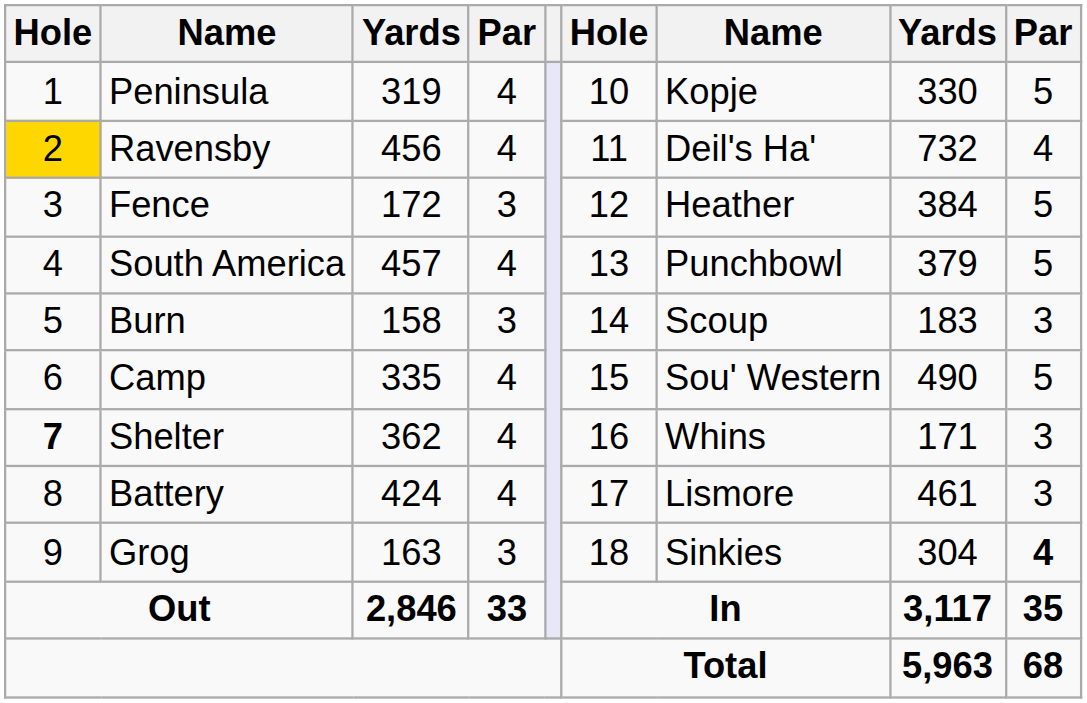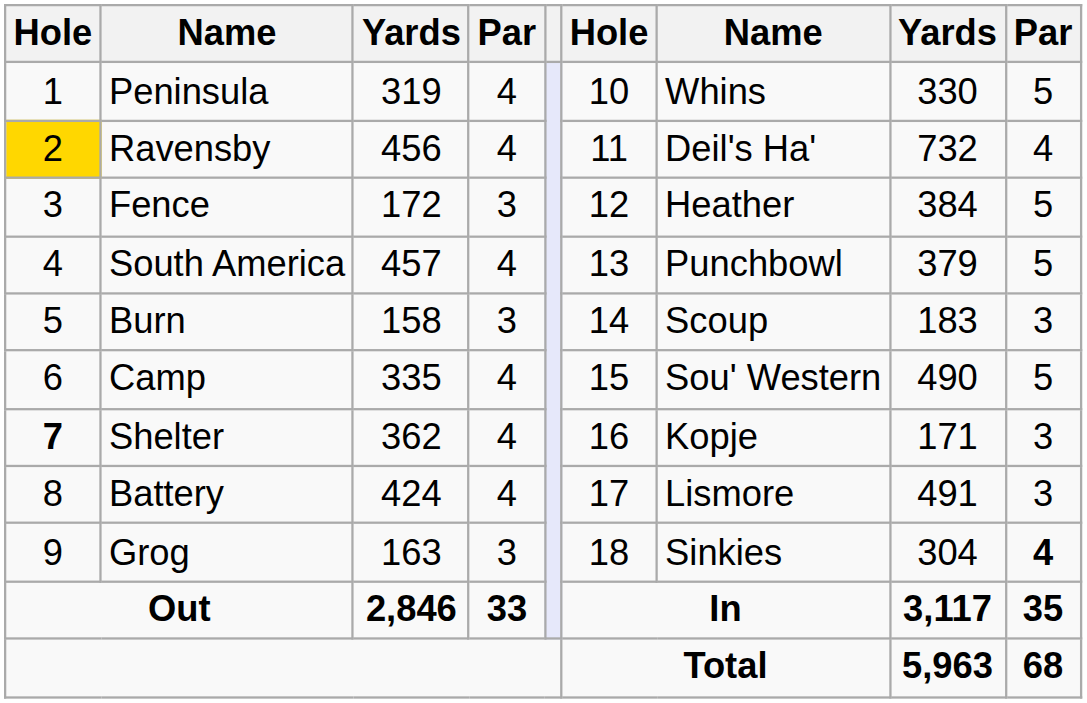(712, 90) Kopje -> (716, 90) Whins
(716, 436) Whins -> (712, 436) Kopje
(948, 494) 461 -> (948, 494) 491
